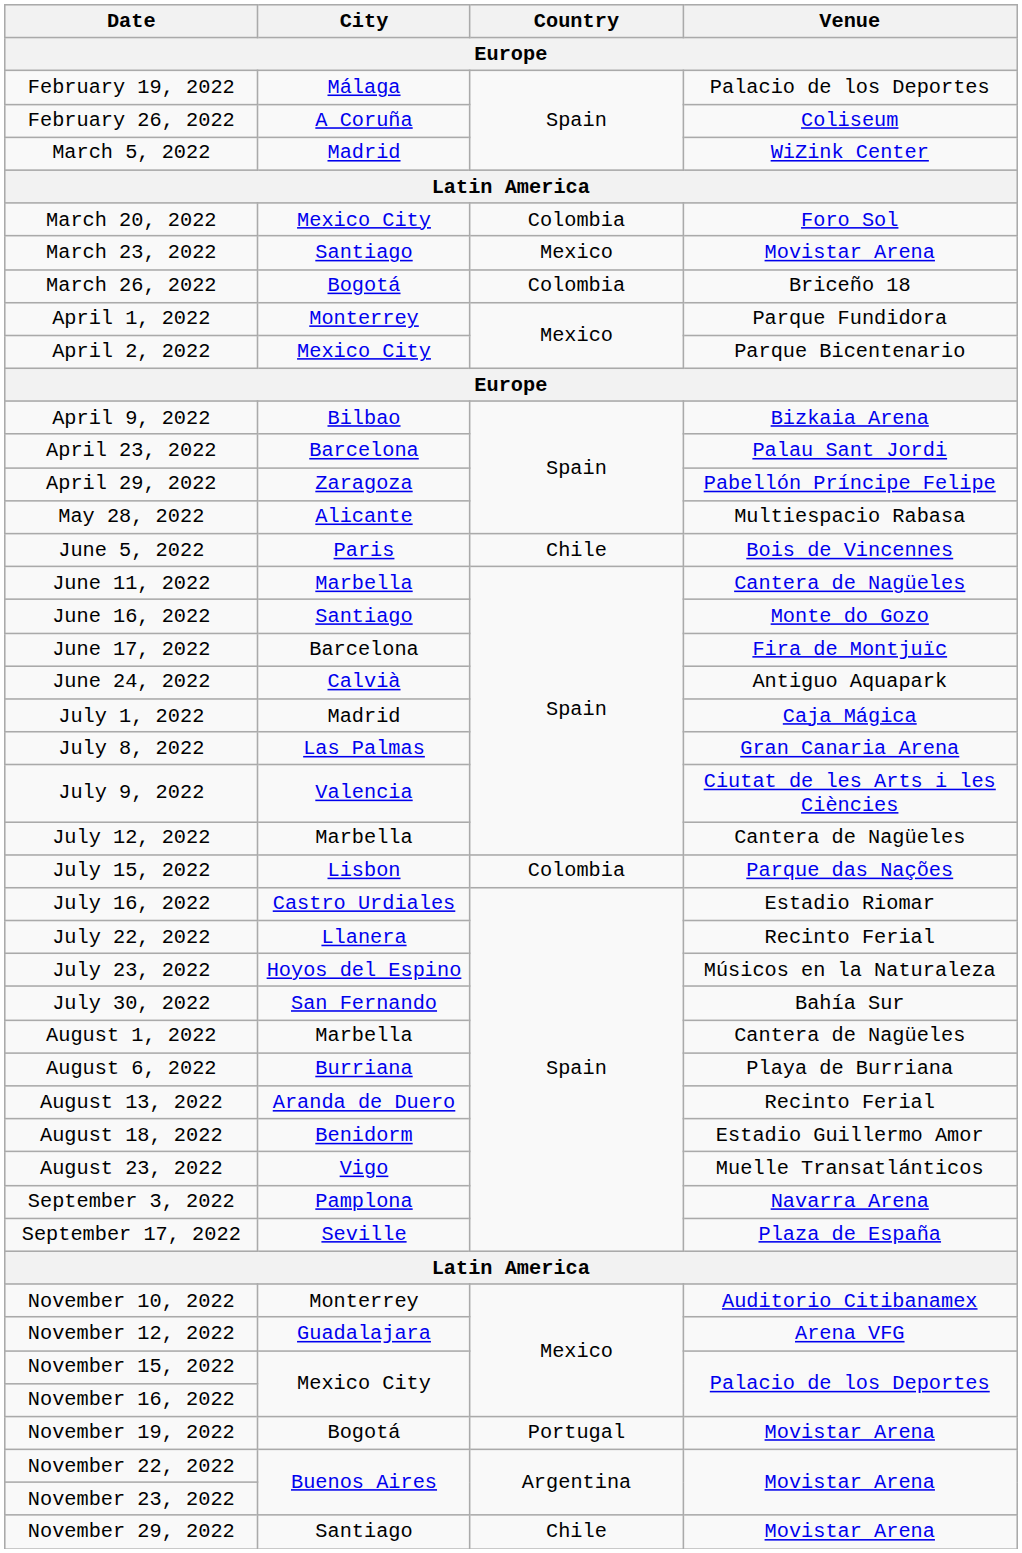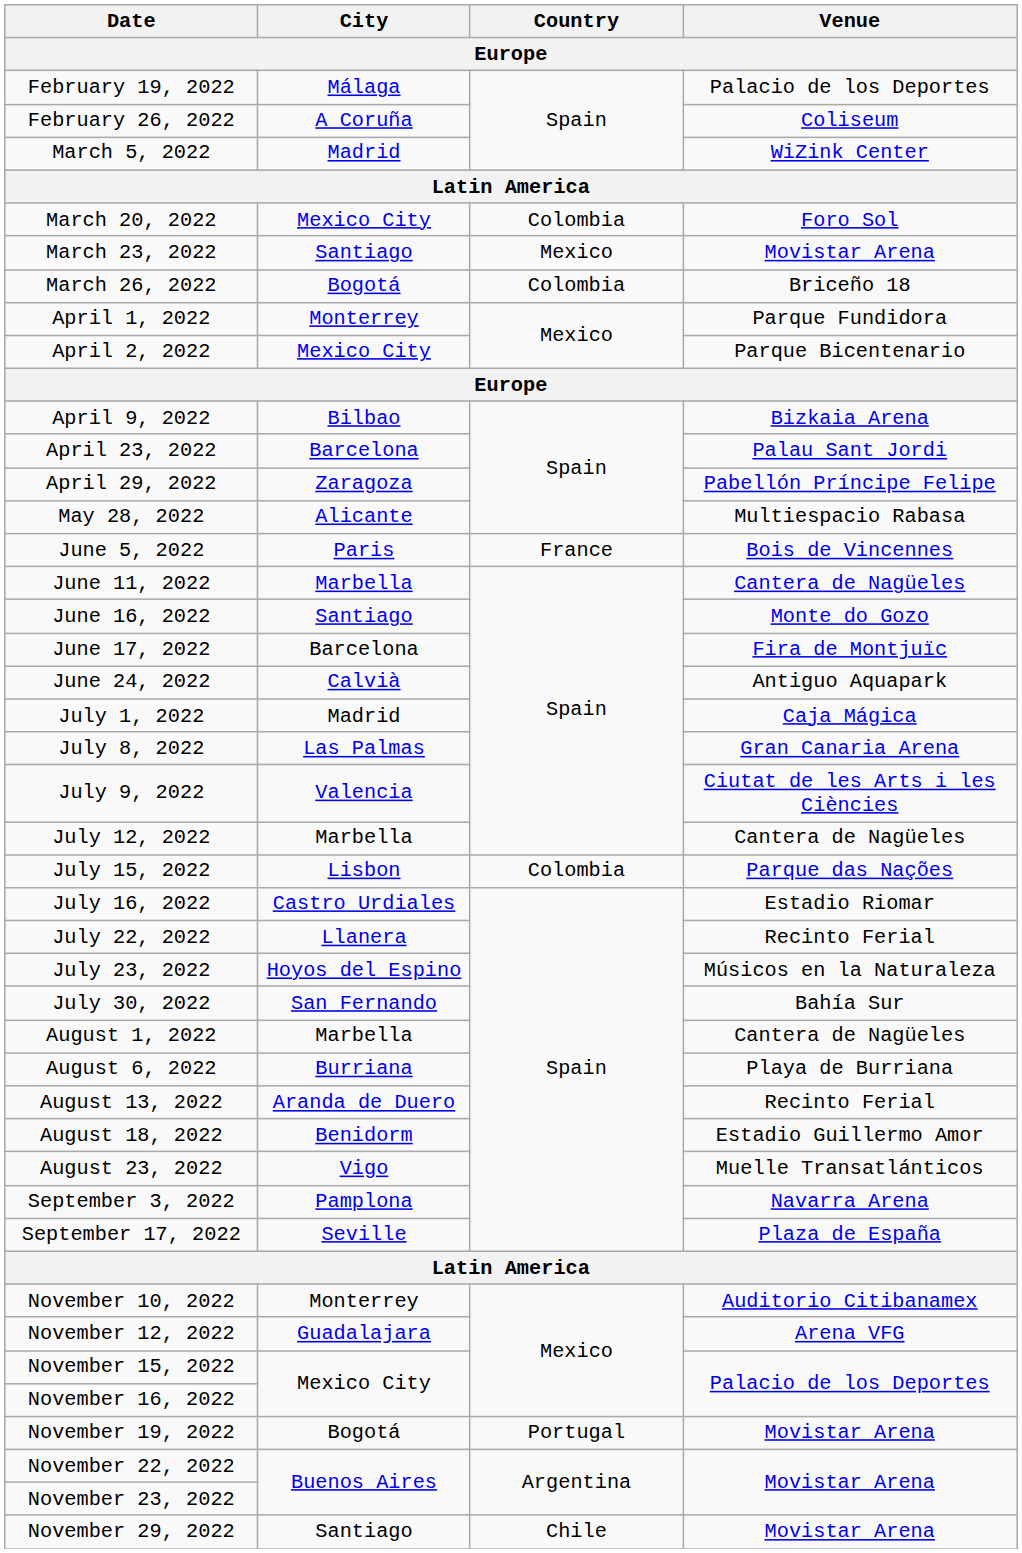(576, 550) Chile -> (576, 550) France
